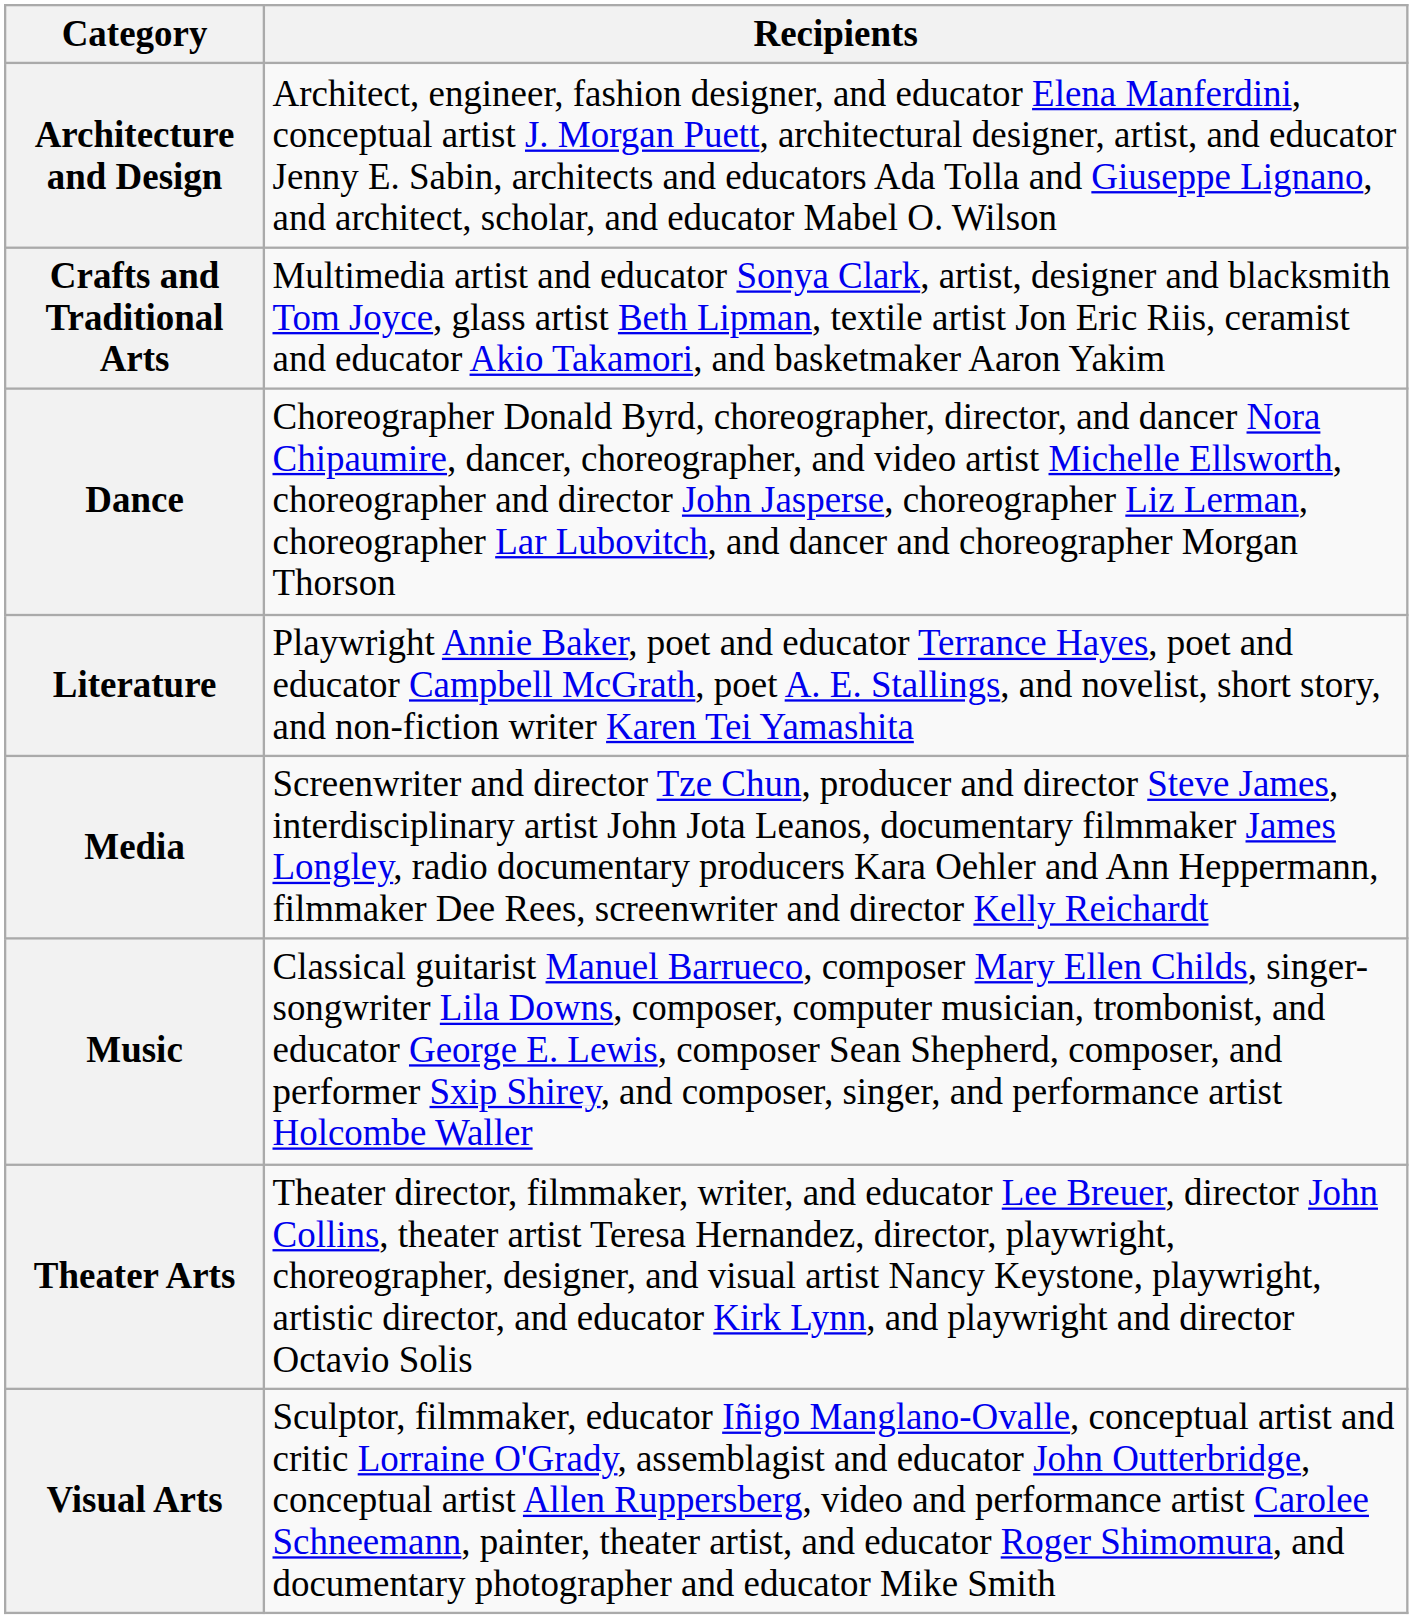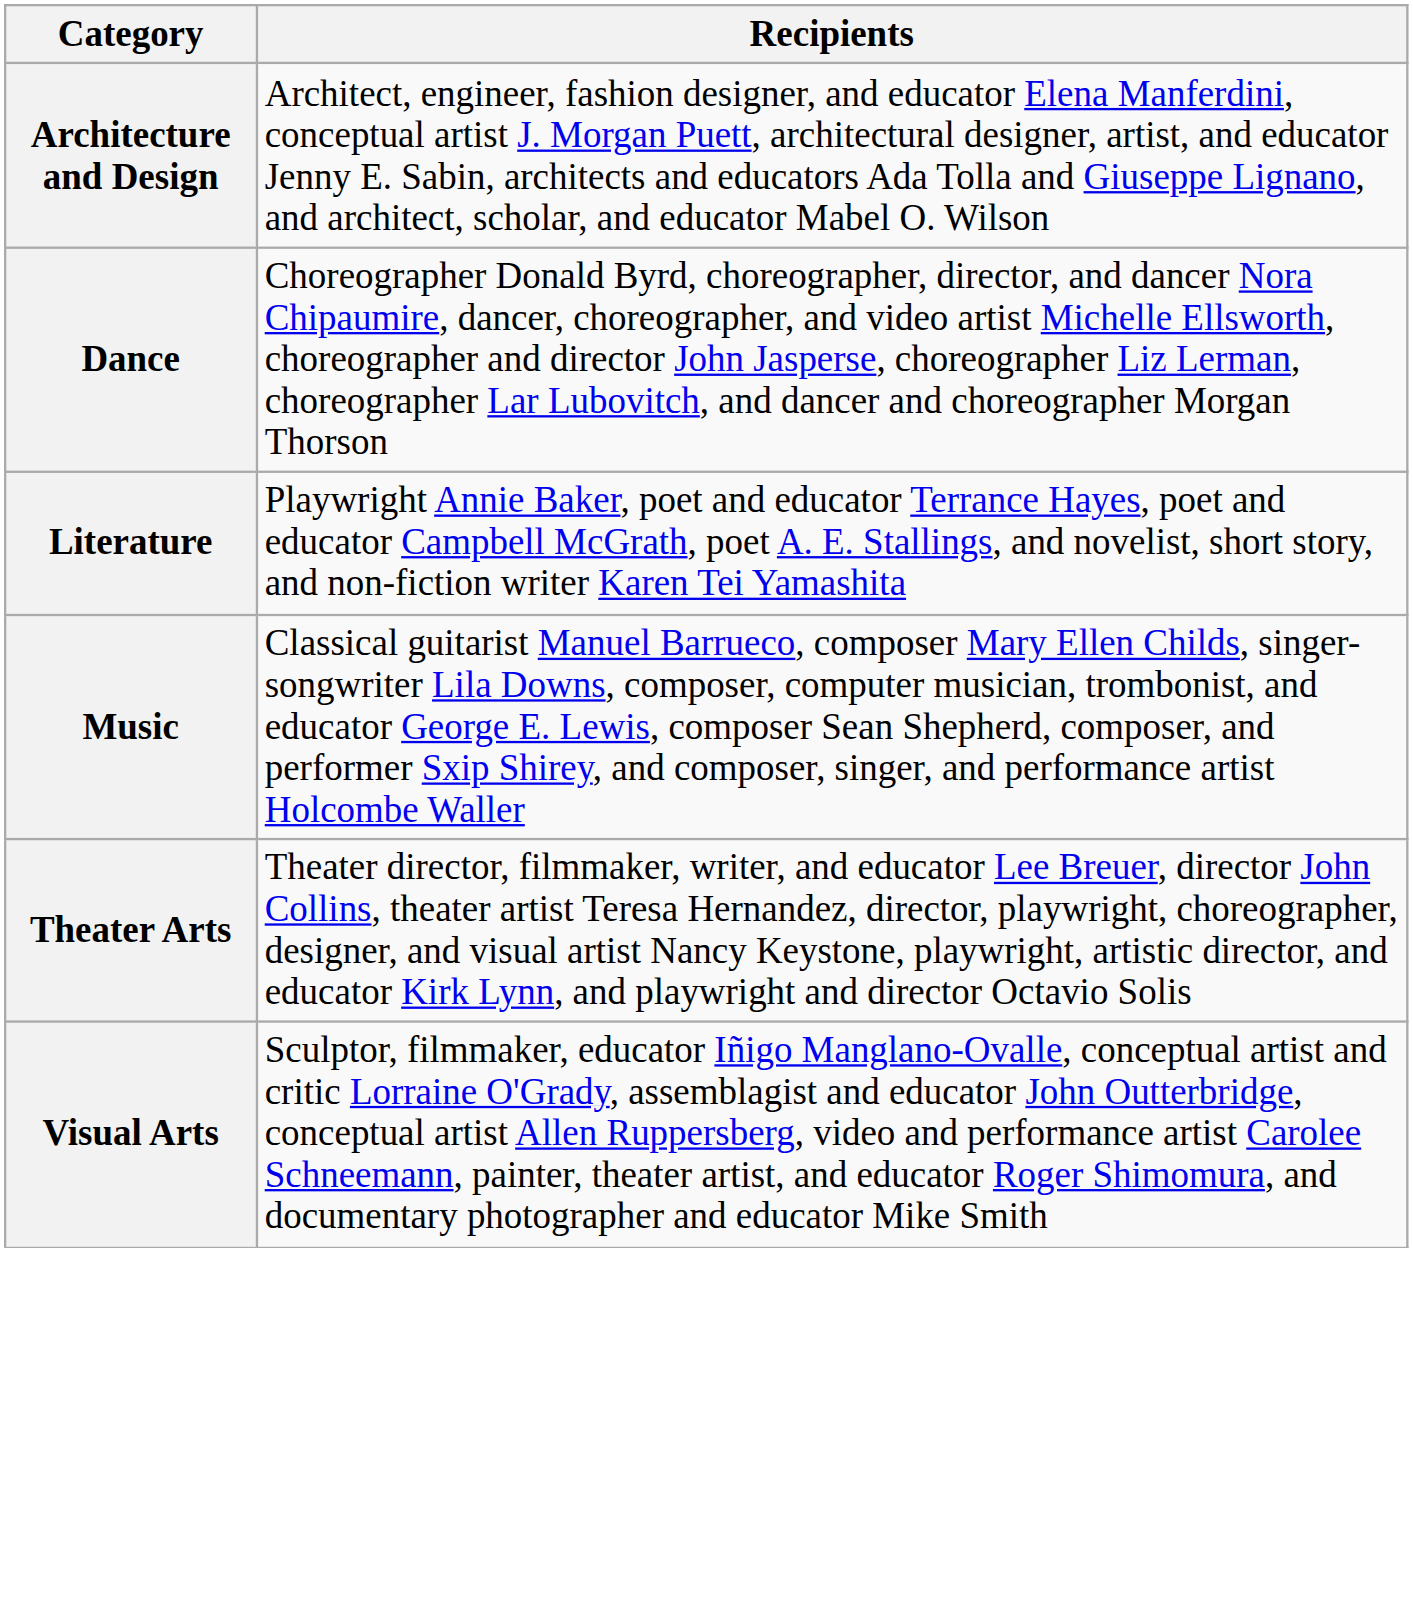- row: (135, 317)
- row: (135, 846)
